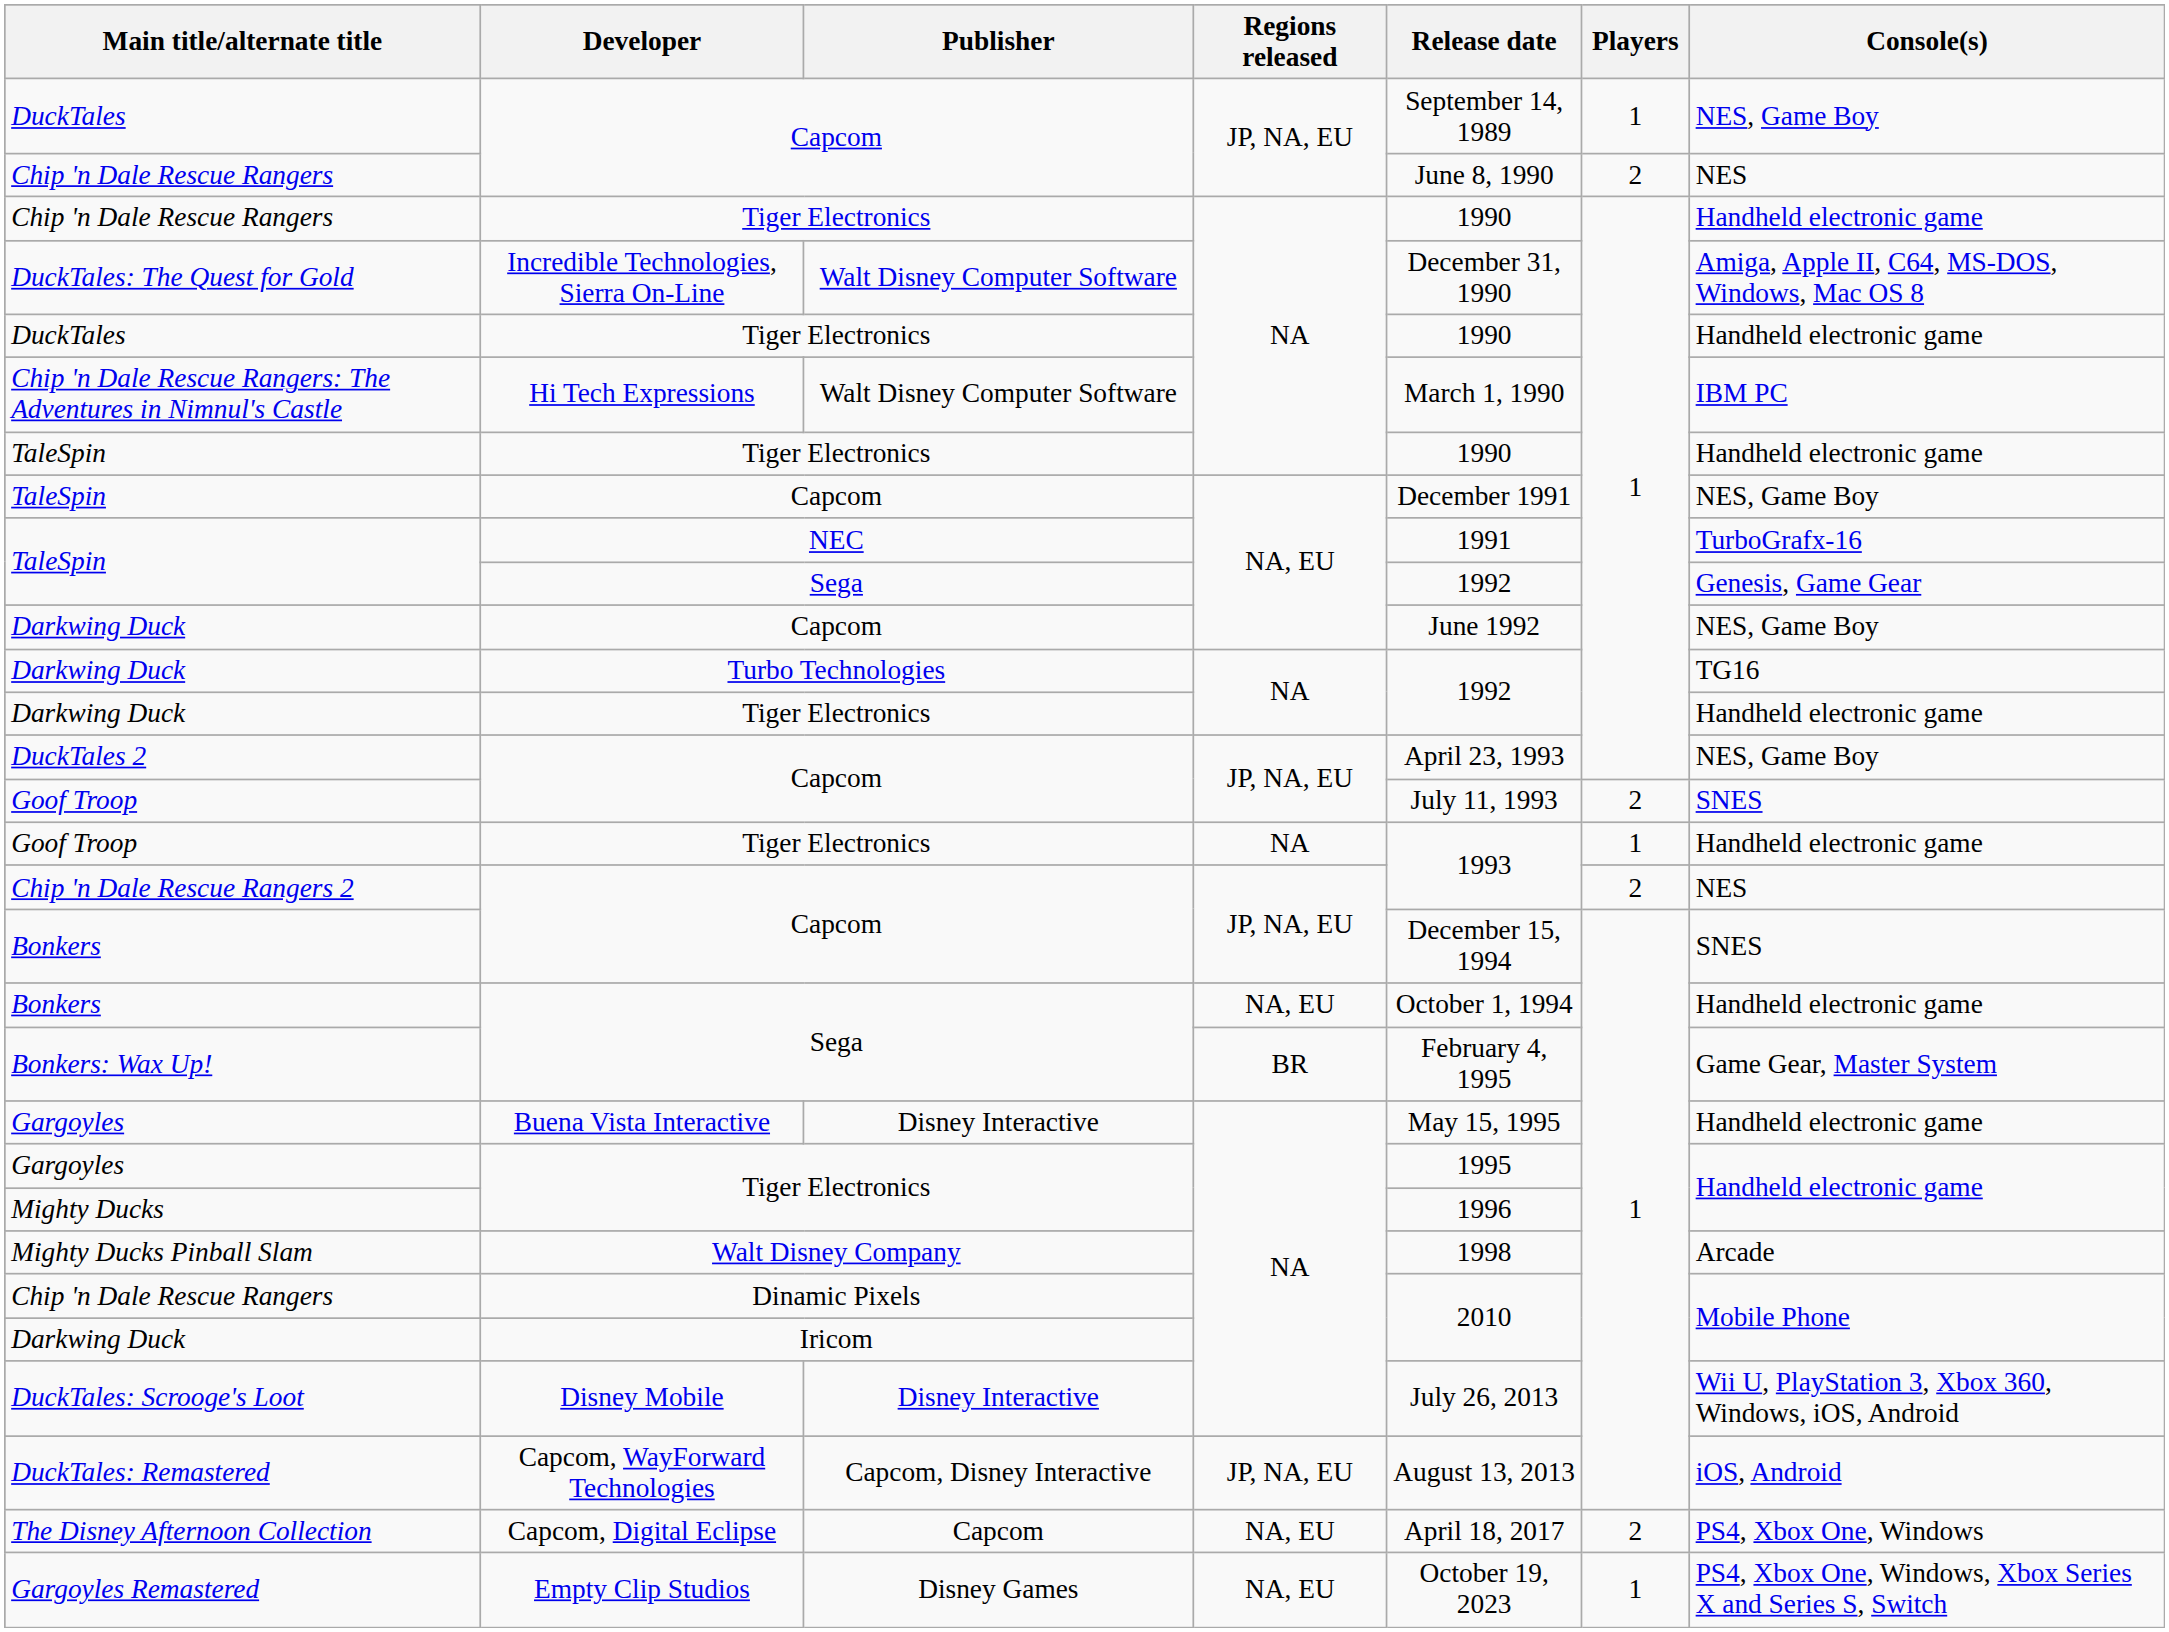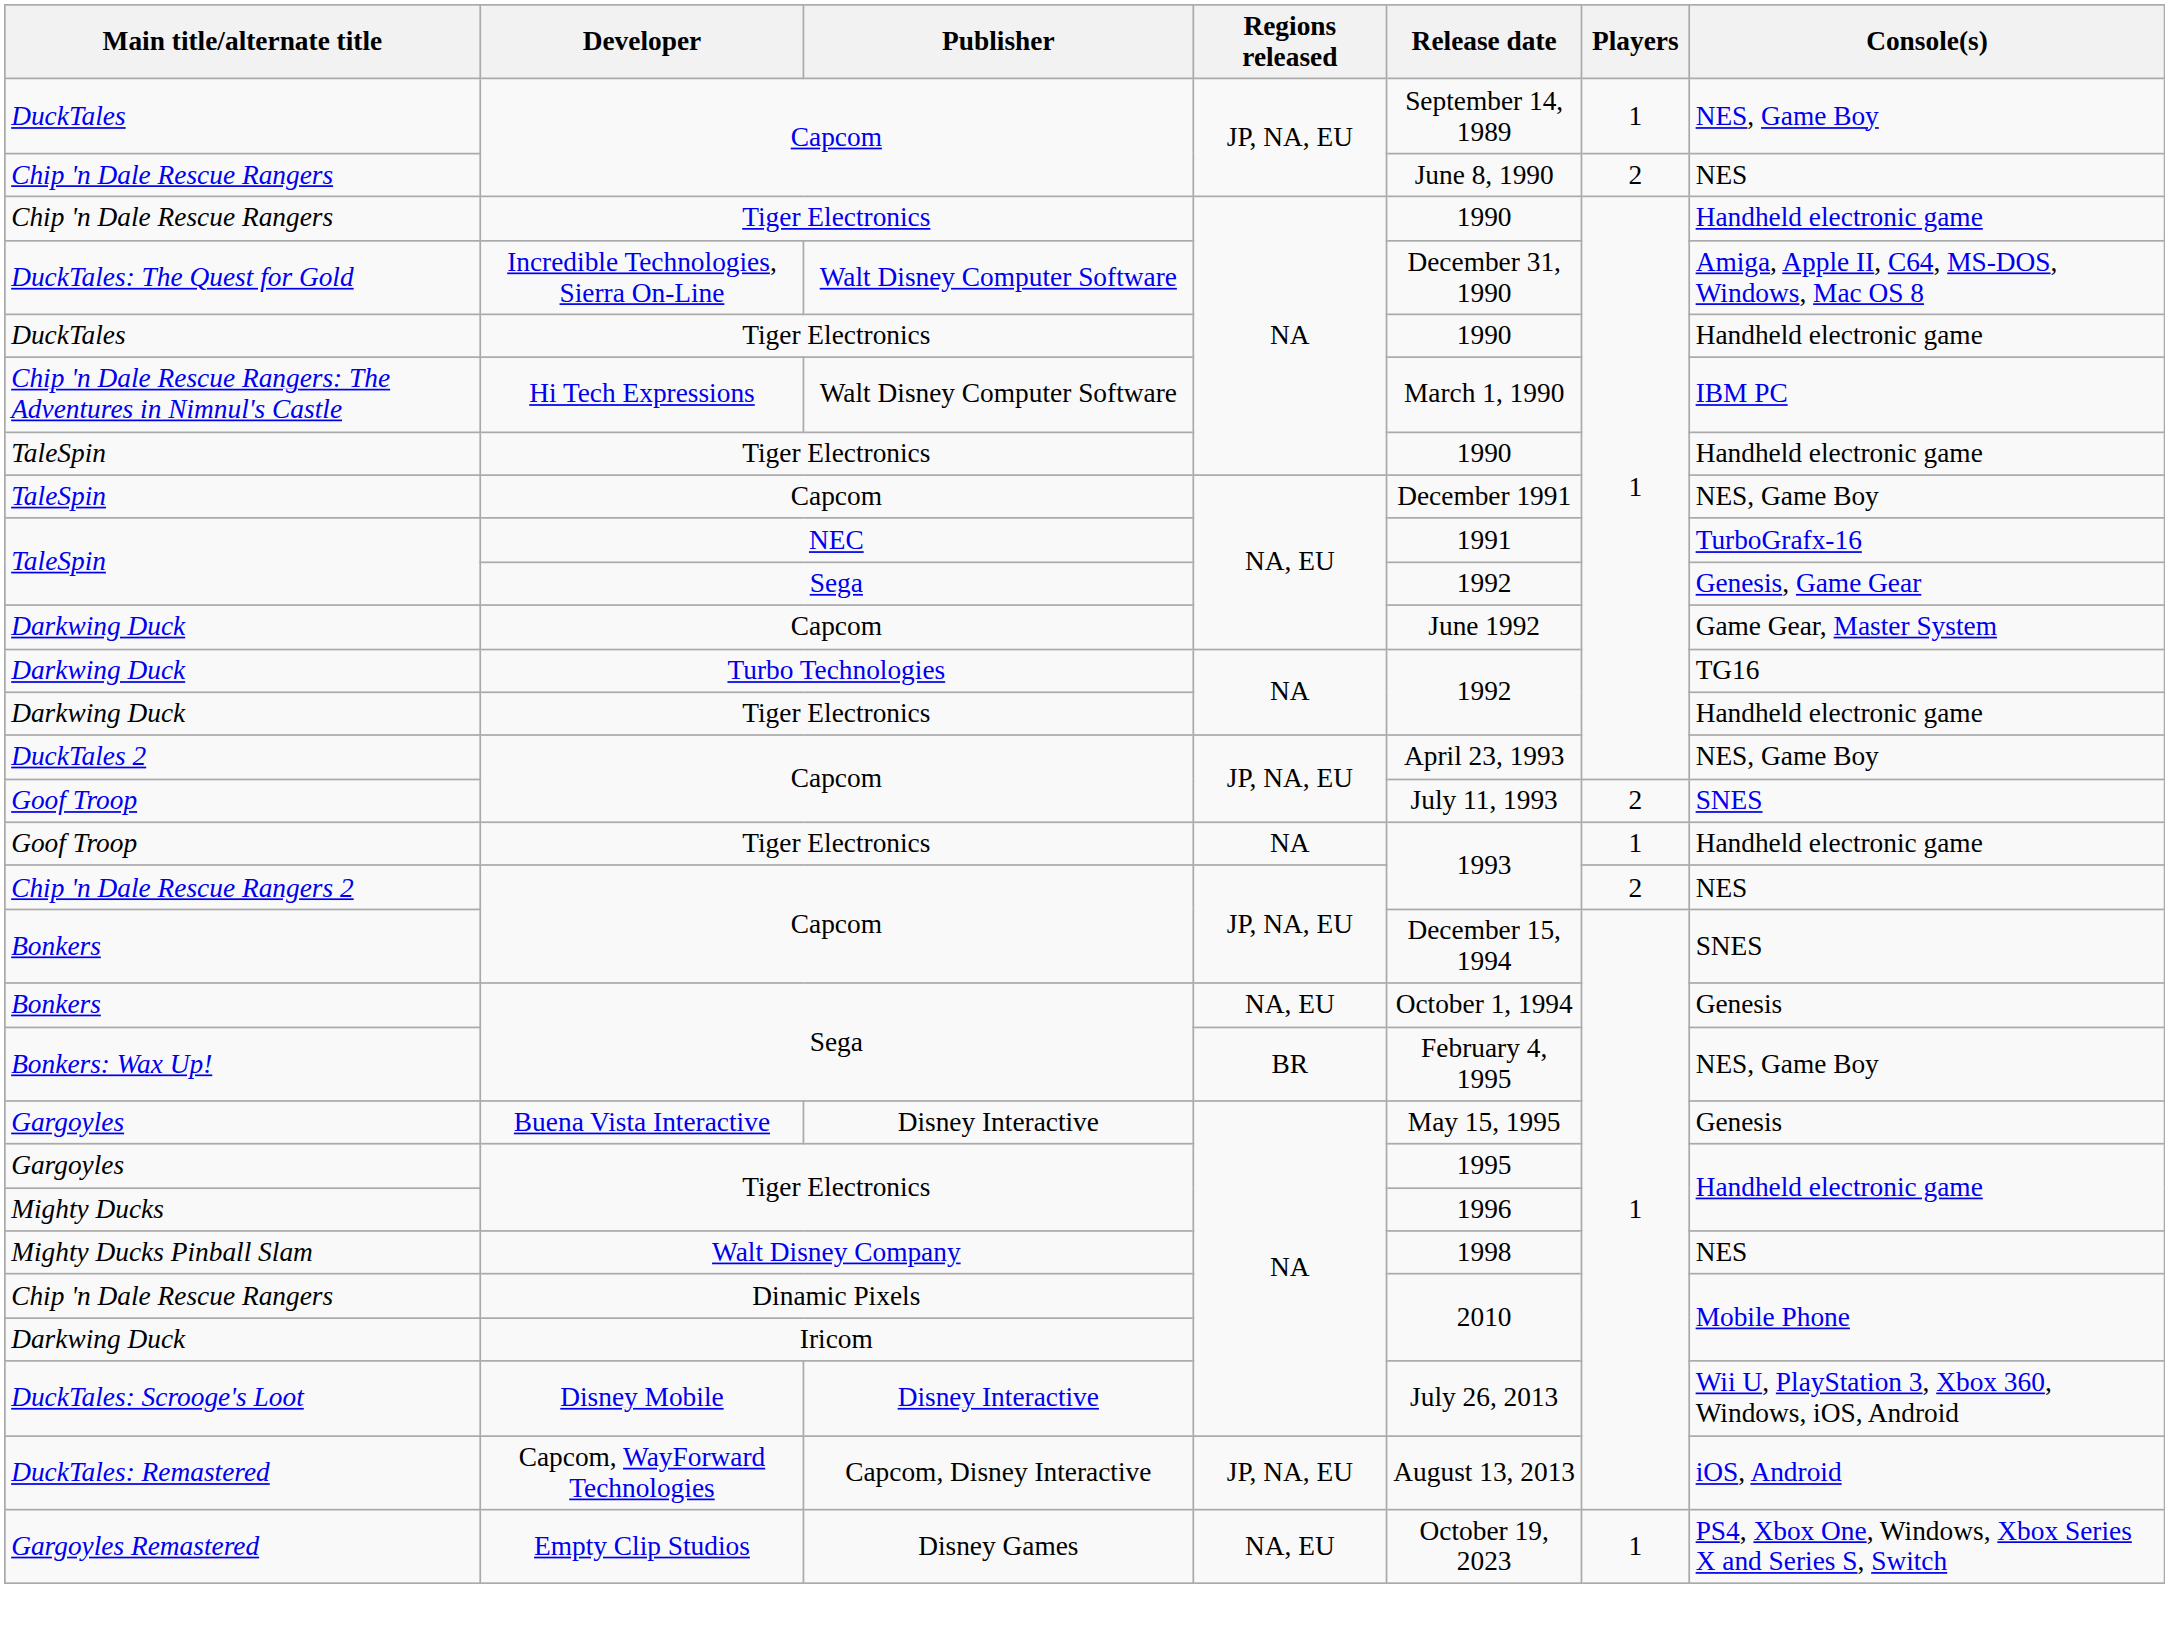(1787, 626) NES, Game Boy -> (1846, 626) Game Gear, Master System
(1839, 1004) Handheld electronic game -> (1739, 1004) Genesis
(1846, 1063) Game Gear, Master System -> (1787, 1063) NES, Game Boy
(1839, 1122) Handheld electronic game -> (1739, 1122) Genesis
(1735, 1252) Arcade -> (1721, 1252) NES
- row: (191, 1530)
